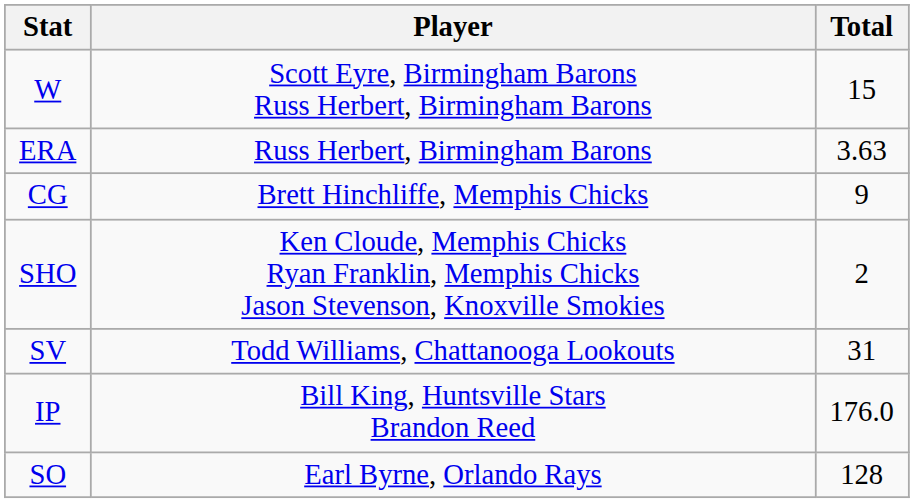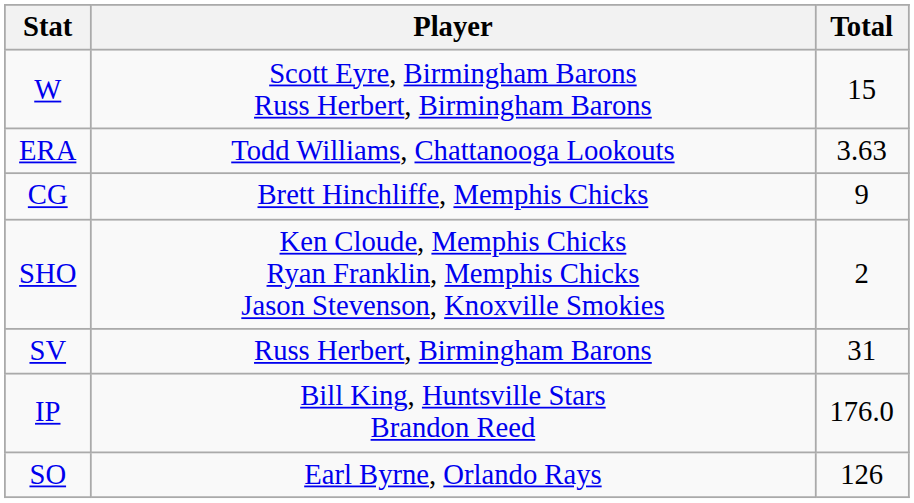(453, 150) Russ Herbert, Birmingham Barons -> (453, 150) Todd Williams, Chattanooga Lookouts
(453, 350) Todd Williams, Chattanooga Lookouts -> (453, 350) Russ Herbert, Birmingham Barons
(862, 474) 128 -> (862, 474) 126
